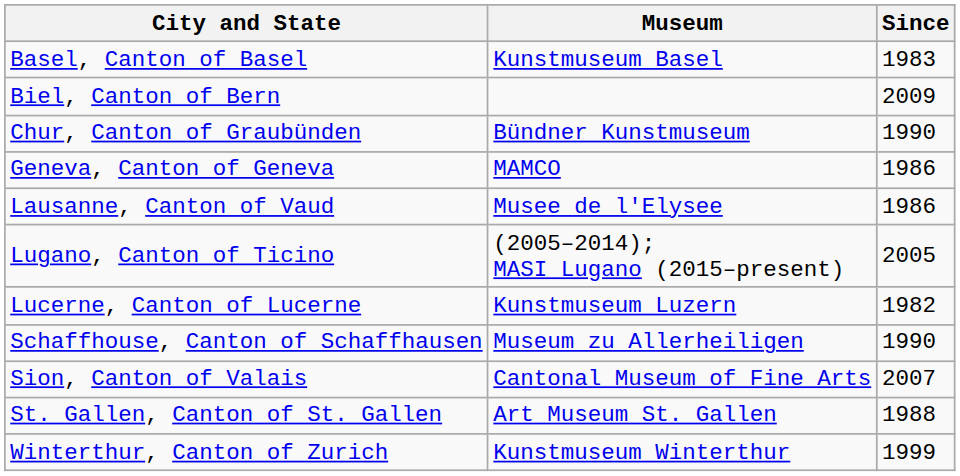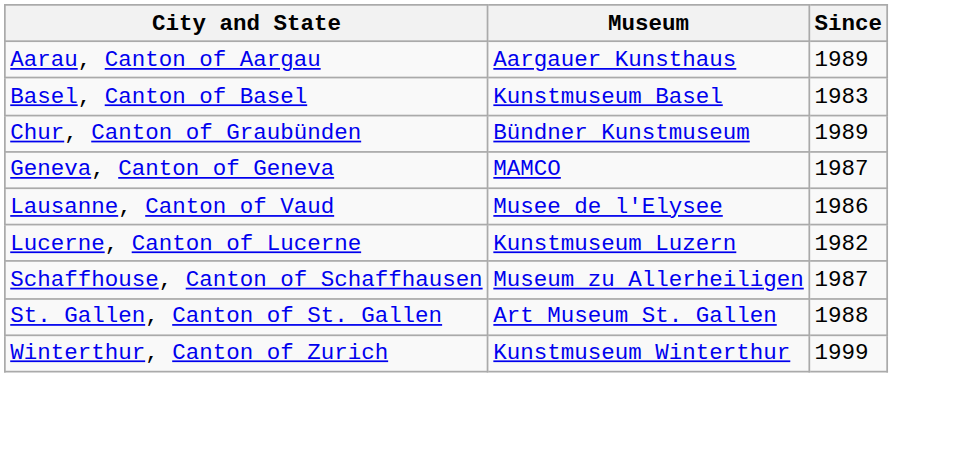+ row: (165, 60)
- row: (145, 97)
(909, 133) 1990 -> (841, 133) 1989
(909, 170) 1986 -> (841, 170) 1987
- row: (172, 256)
(909, 342) 1990 -> (841, 280) 1987
- row: (159, 379)
